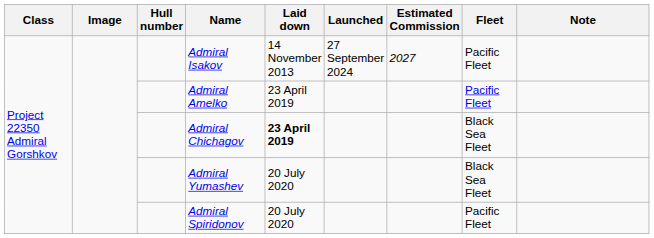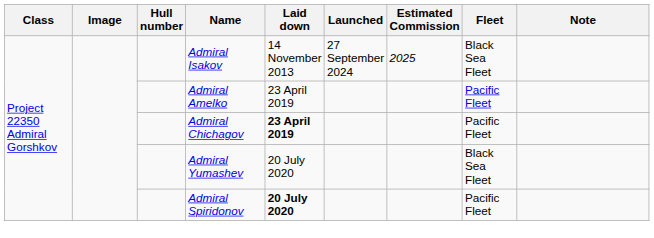(403, 58) 2027 -> (403, 58) 2025
(482, 58) Pacific Fleet -> (479, 58) Black Sea Fleet
(479, 135) Black Sea Fleet -> (482, 128) Pacific Fleet
(286, 218) normal -> (288, 204) bold
